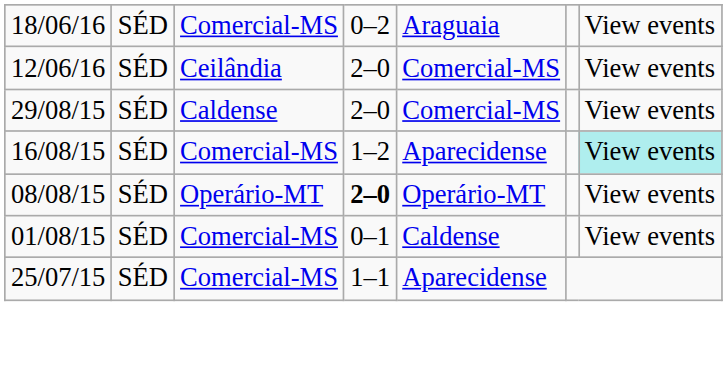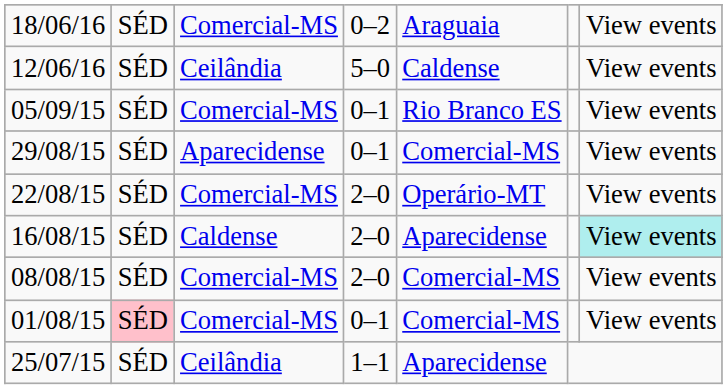(370, 67) 2–0 -> (370, 67) 5–0
(481, 67) Comercial-MS -> (451, 67) Caldense
+ row: (58, 109)
(229, 109) Caldense -> (252, 151) Aparecidense
(370, 109) 2–0 -> (370, 151) 0–1
+ row: (58, 194)
(259, 151) Comercial-MS -> (229, 236) Caldense
(370, 151) 1–2 -> (370, 236) 2–0
(252, 194) Operário-MT -> (259, 278) Comercial-MS
(370, 194) bold -> (370, 278) normal
(474, 194) Operário-MT -> (481, 278) Comercial-MS
(143, 236) no background -> (143, 320) pink background
(451, 236) Caldense -> (481, 320) Comercial-MS
(259, 278) Comercial-MS -> (231, 362) Ceilândia
